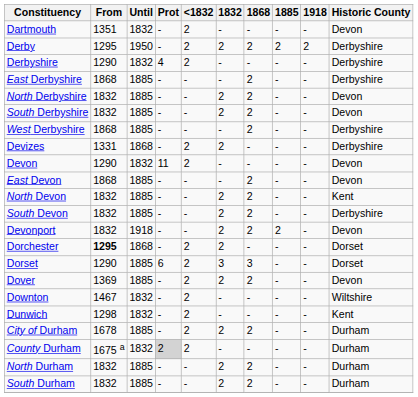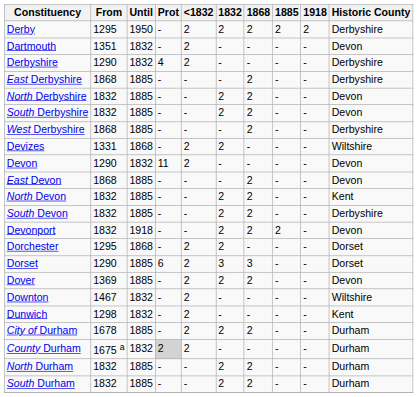rows swapped: (31, 29) <-> (21, 46)
(357, 146) Derbyshire -> (352, 146) Wiltshire
(105, 247) bold -> (105, 247) normal
